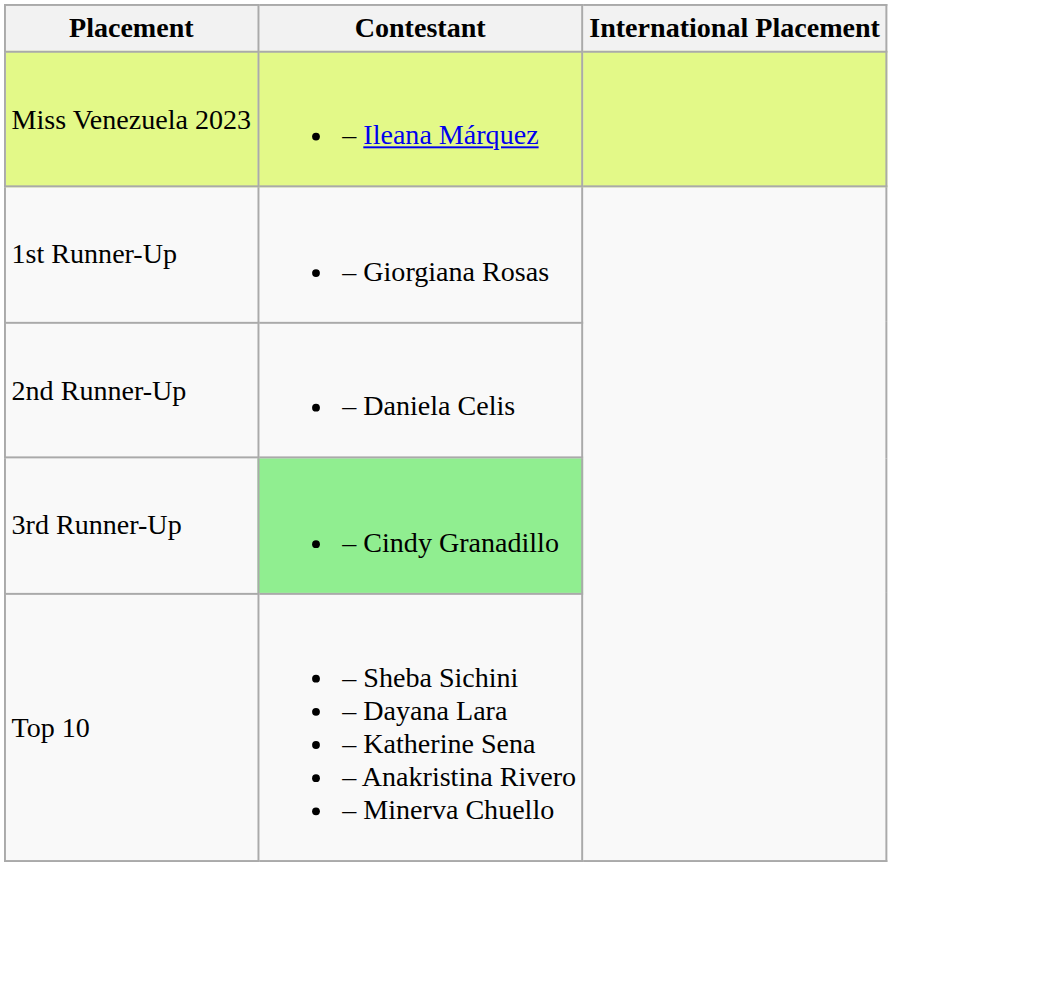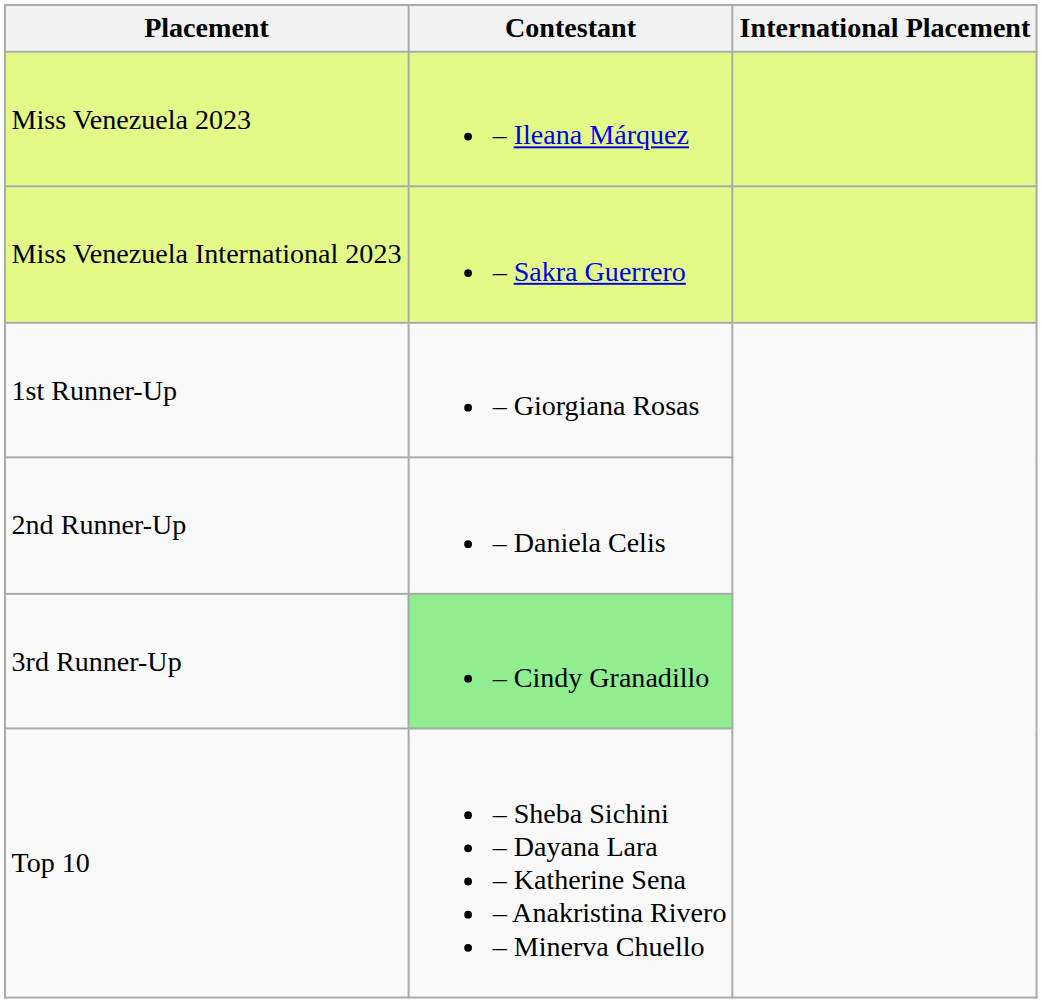+ row: (207, 254)
